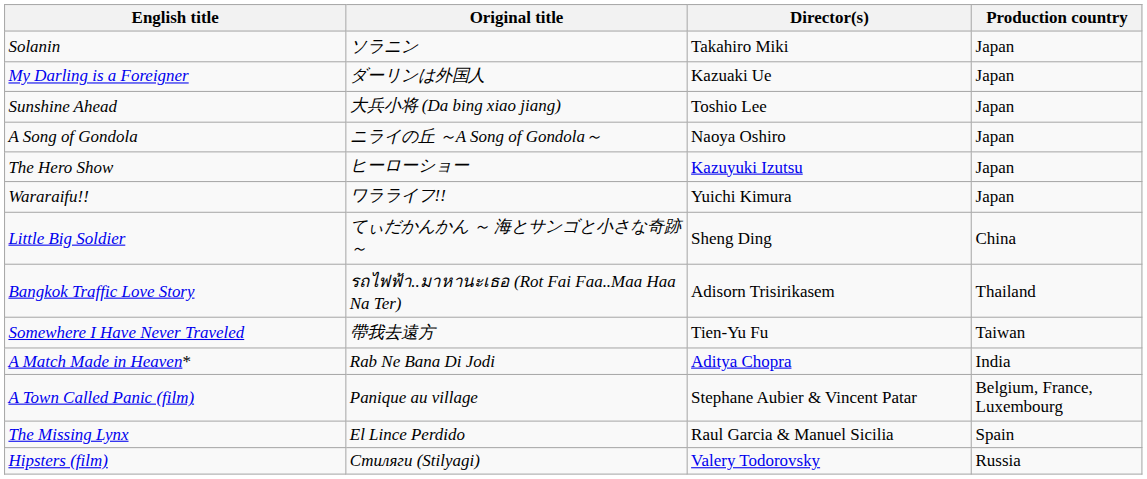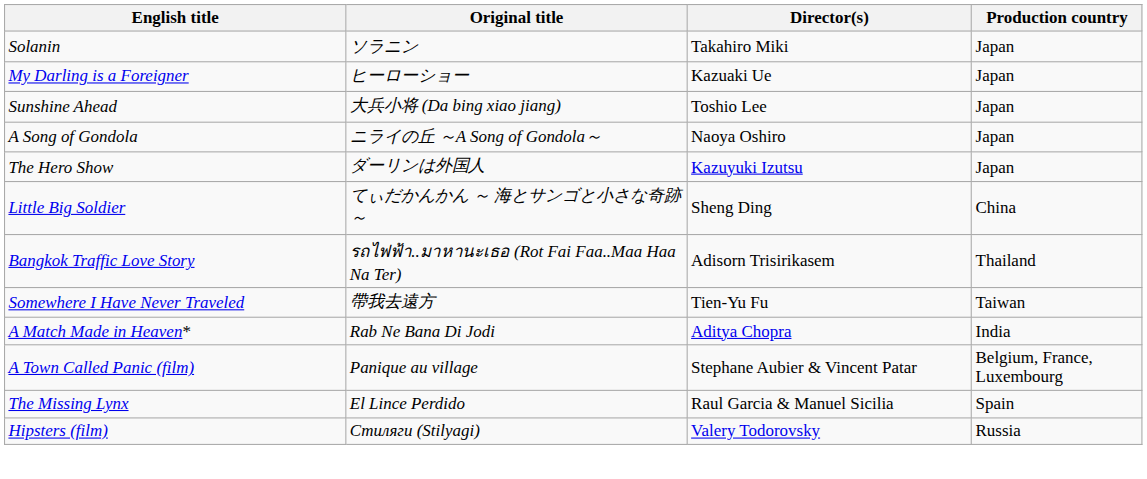(418, 75) ダーリンは外国人 -> (409, 75) ヒーローショー
(409, 166) ヒーローショー -> (418, 166) ダーリンは外国人
- row: (49, 196)
